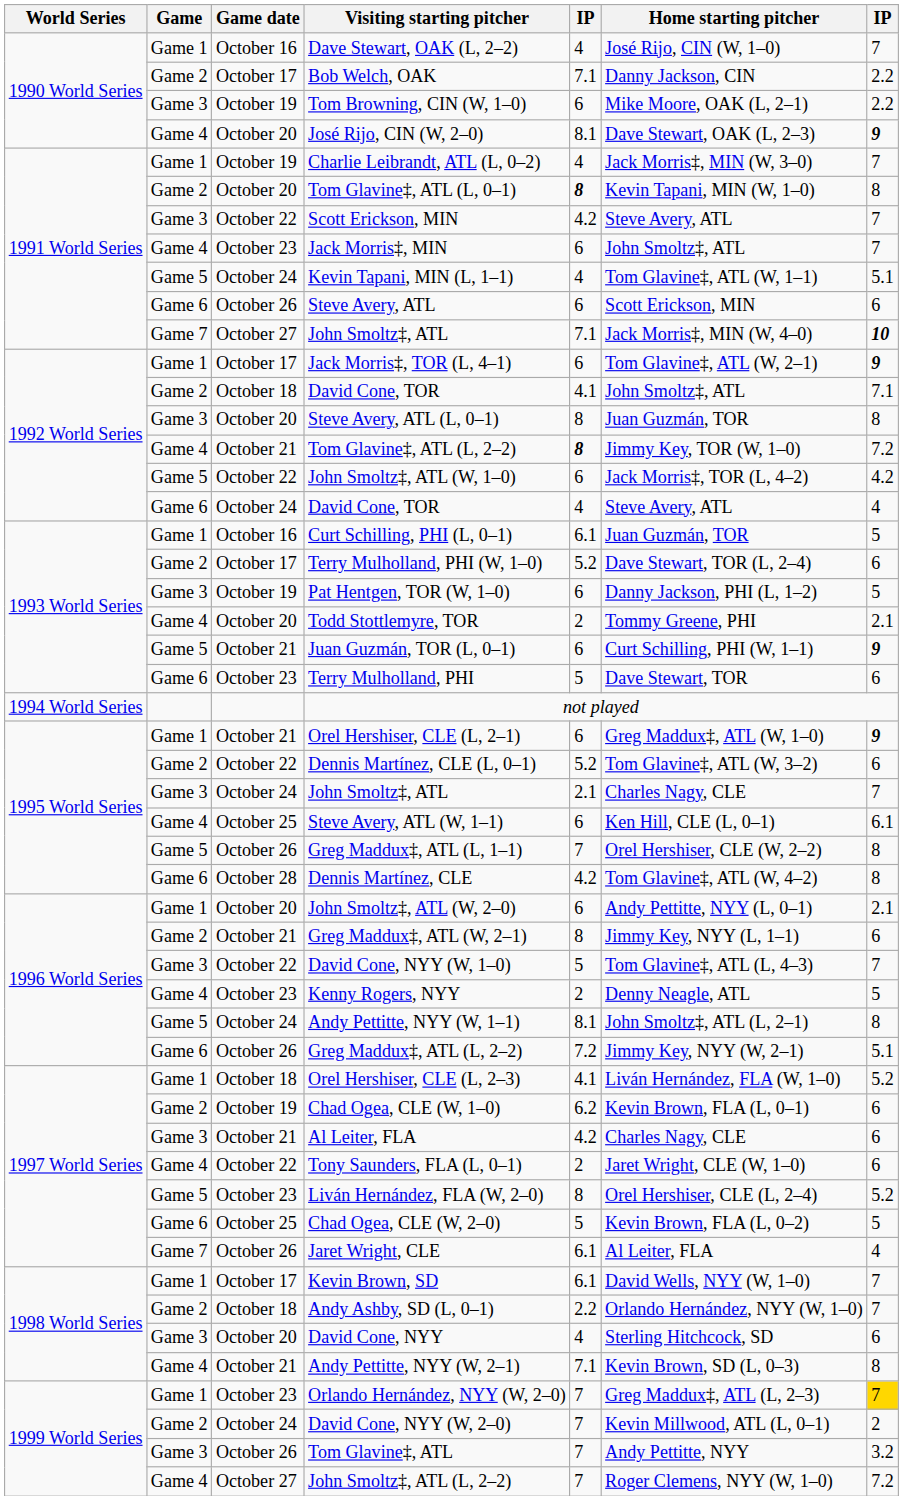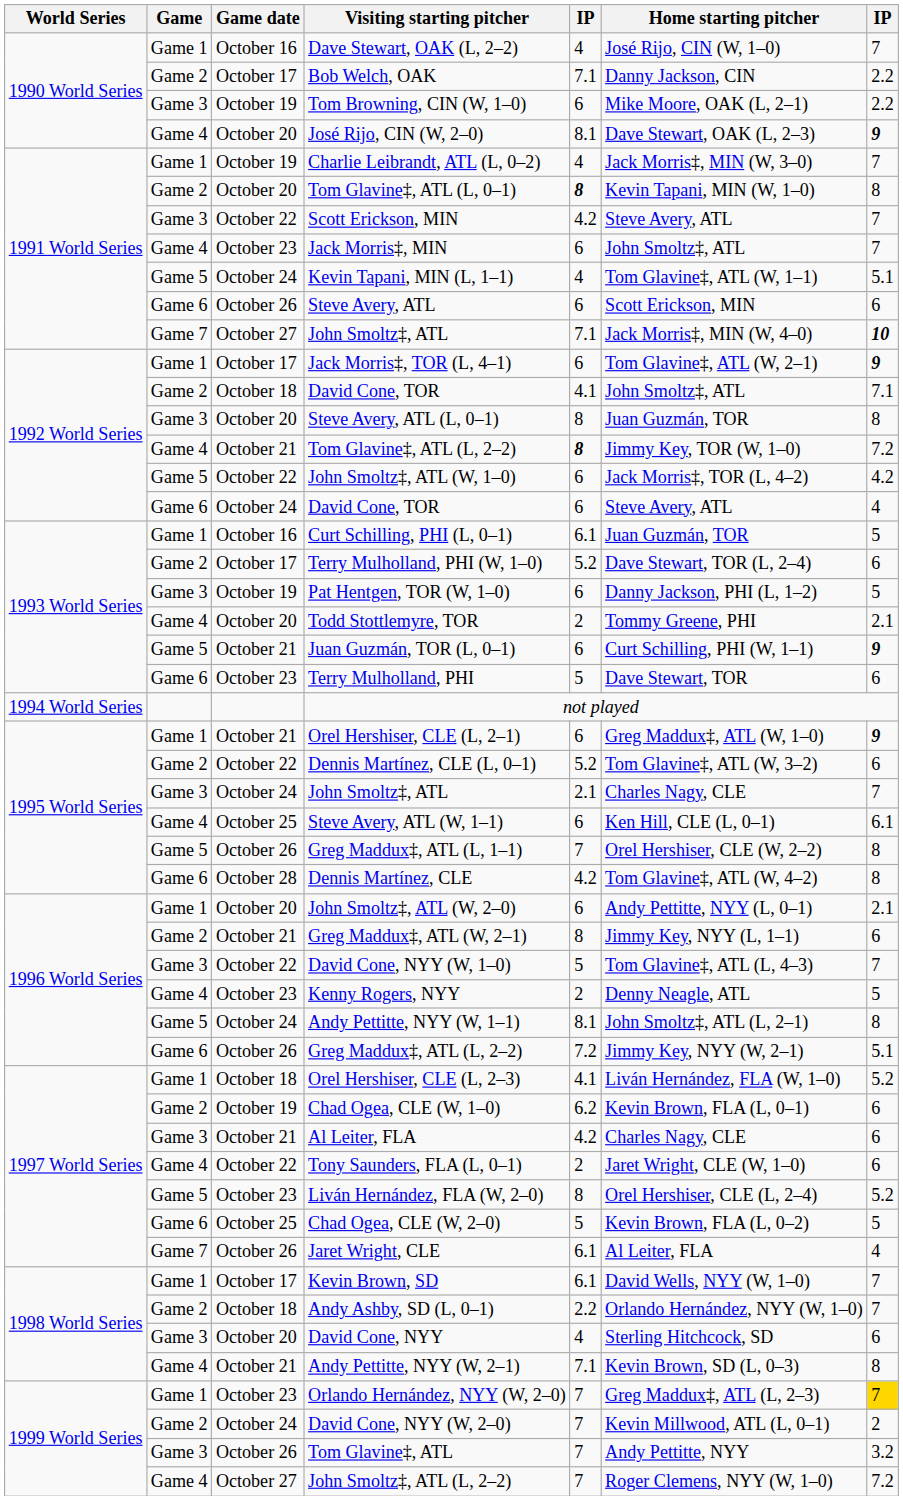(579, 506) 4 -> (579, 506) 6
